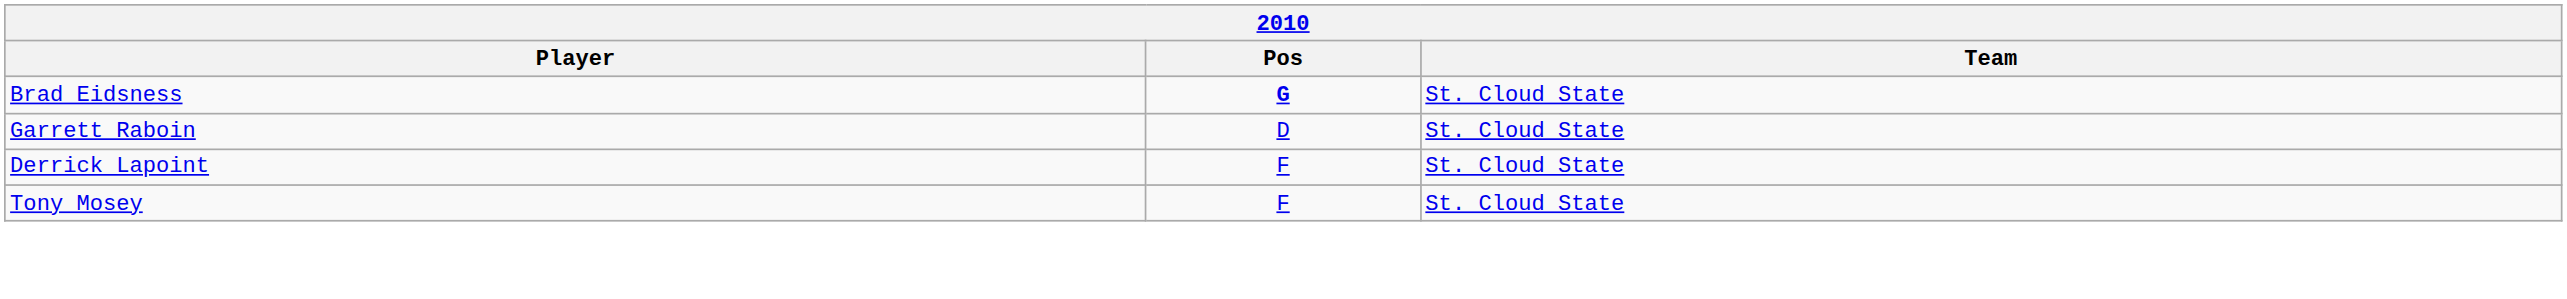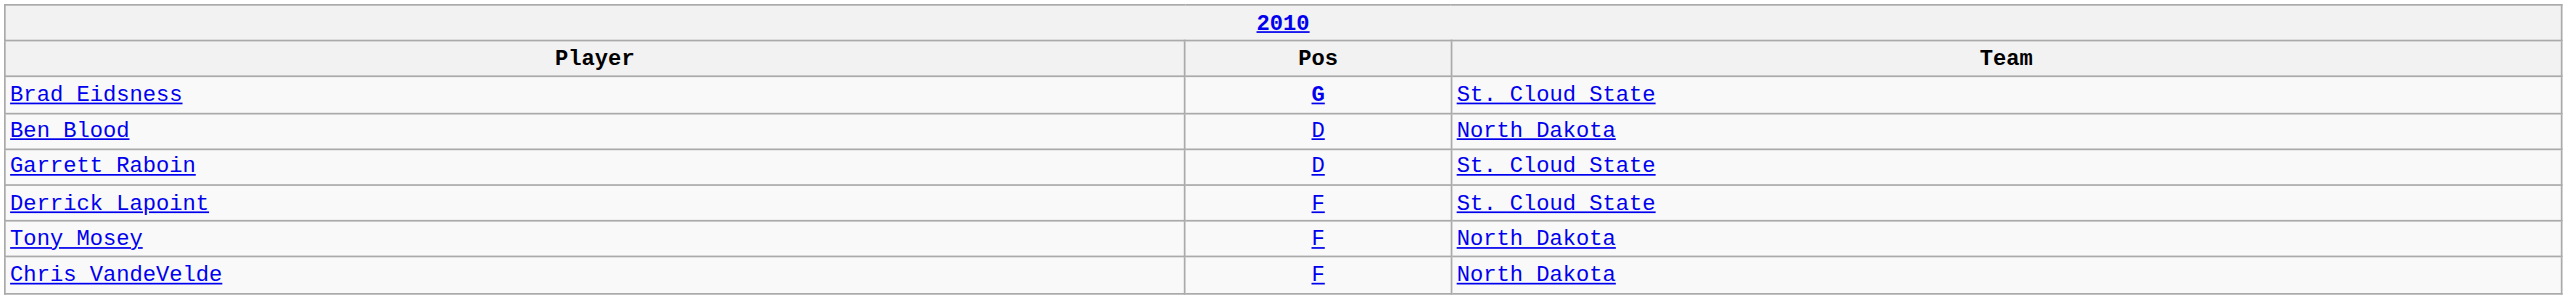+ row: (70, 131)
(1525, 203) St. Cloud State -> (1536, 239) North Dakota
+ row: (116, 275)
